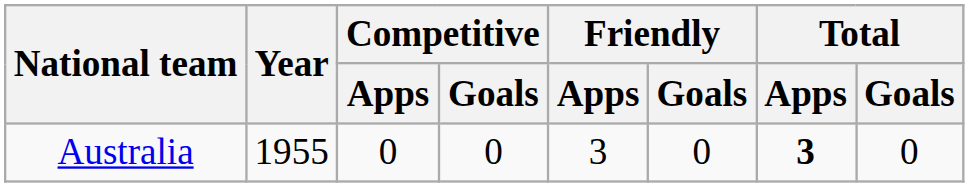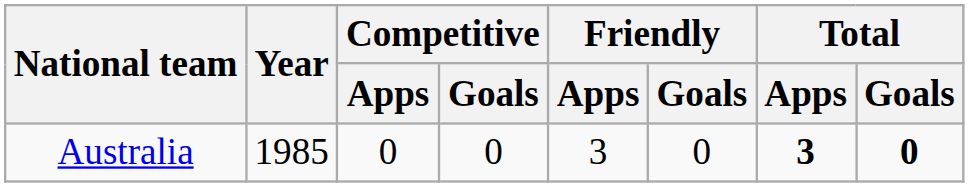(292, 151) 1955 -> (292, 151) 1985
(909, 151) normal -> (909, 151) bold
